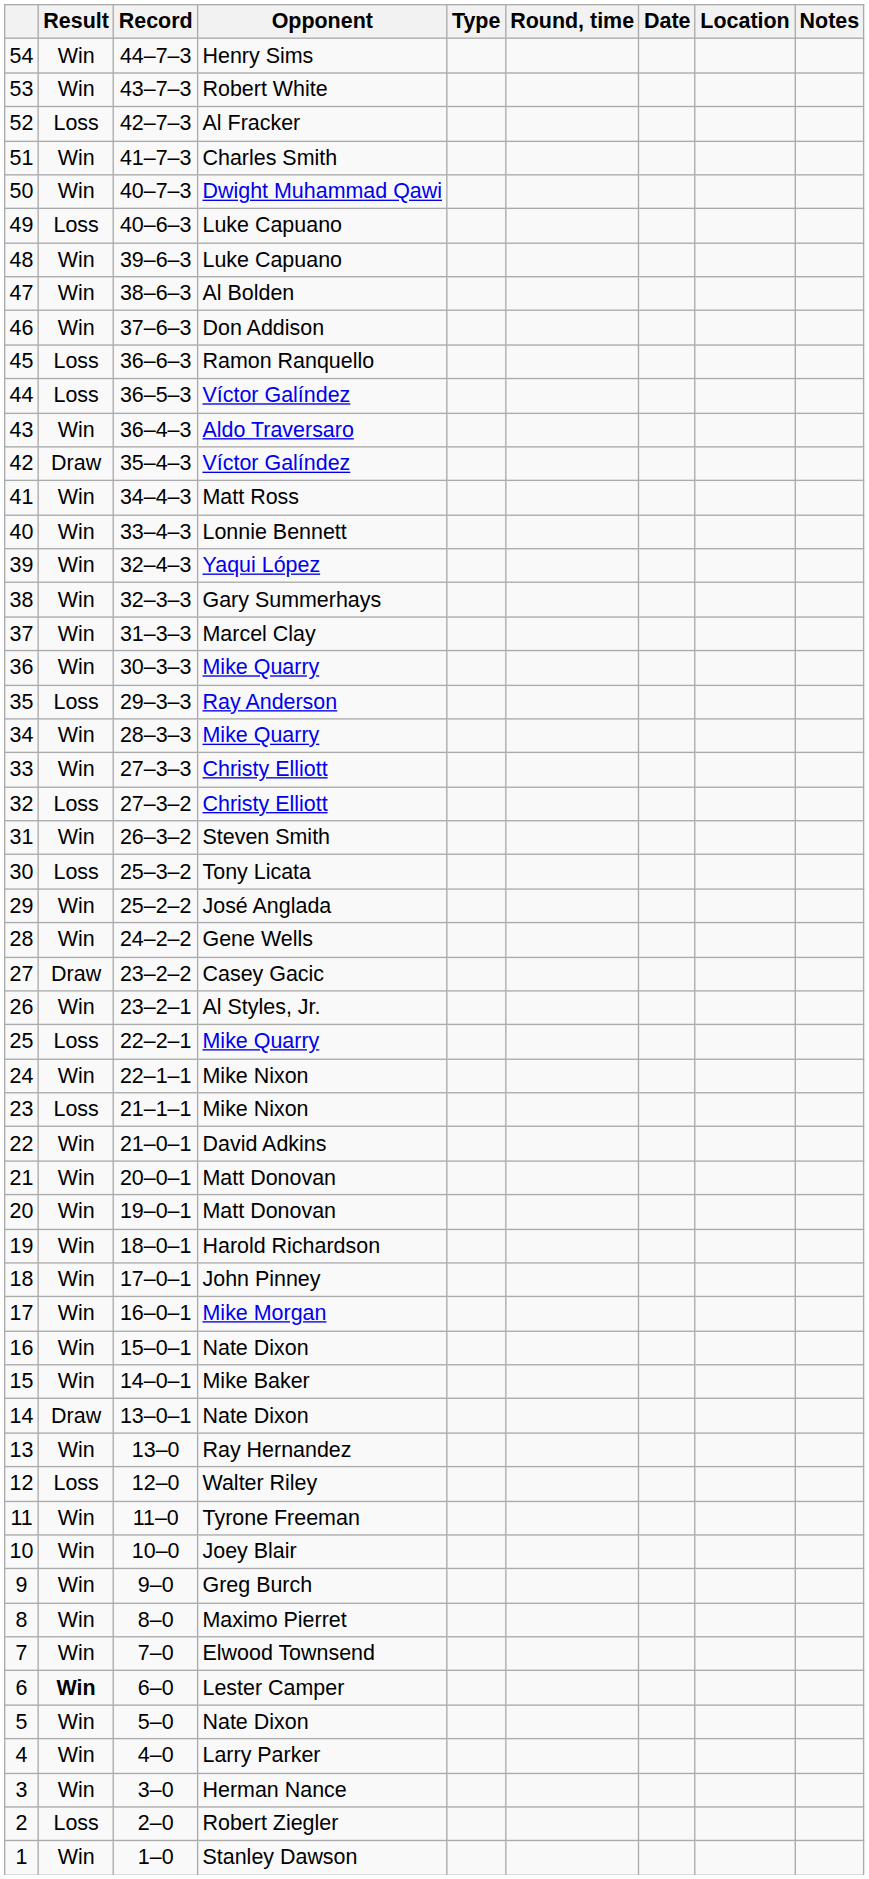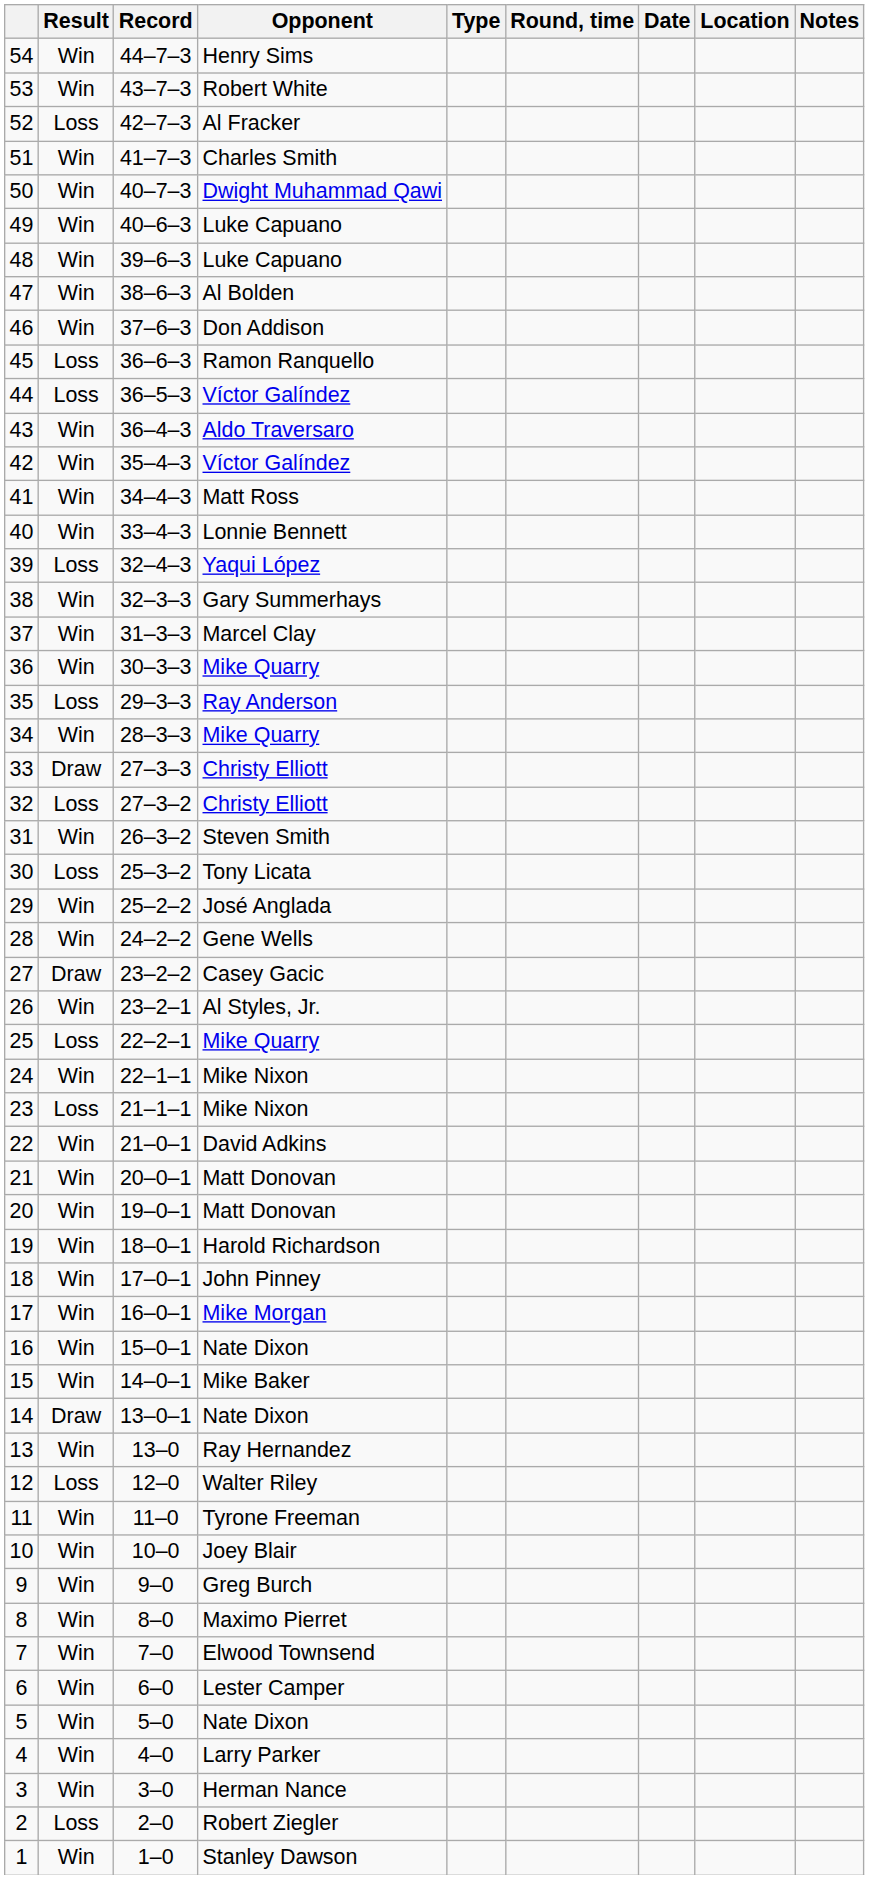(76, 225) Loss -> (76, 225) Win
(76, 463) Draw -> (76, 463) Win
(76, 565) Win -> (76, 565) Loss
(76, 769) Win -> (76, 769) Draw
(76, 1687) bold -> (76, 1687) normal
